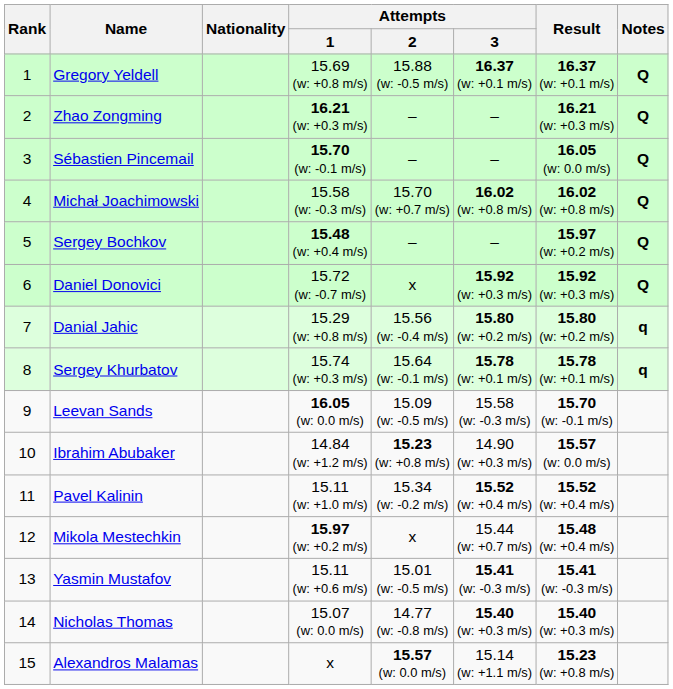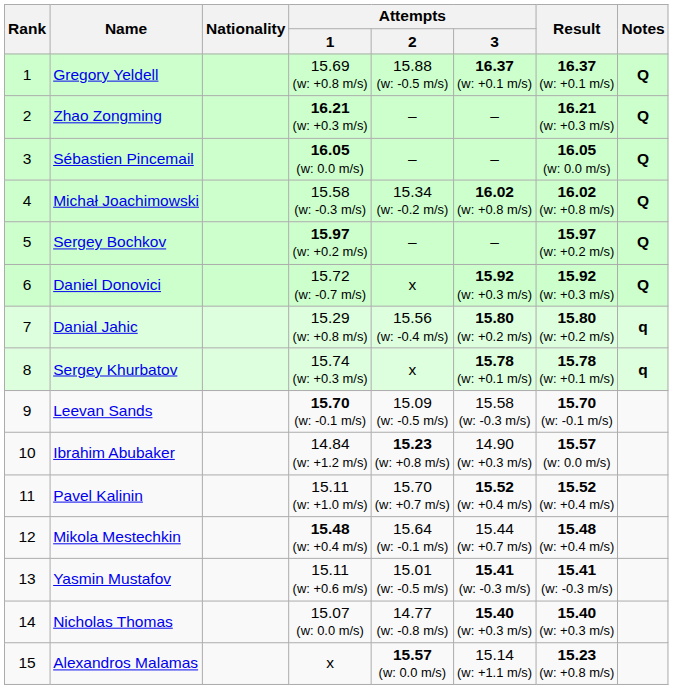(330, 158) 15.70 (w: -0.1 m/s) -> (330, 158) 16.05 (w: 0.0 m/s)
(412, 200) 15.70 (w: +0.7 m/s) -> (412, 200) 15.34 (w: -0.2 m/s)
(330, 243) 15.48 (w: +0.4 m/s) -> (330, 243) 15.97 (w: +0.2 m/s)
(412, 369) 15.64 (w: -0.1 m/s) -> (412, 369) x
(330, 411) 16.05 (w: 0.0 m/s) -> (330, 411) 15.70 (w: -0.1 m/s)
(412, 495) 15.34 (w: -0.2 m/s) -> (412, 495) 15.70 (w: +0.7 m/s)
(330, 537) 15.97 (w: +0.2 m/s) -> (330, 537) 15.48 (w: +0.4 m/s)
(412, 537) x -> (412, 537) 15.64 (w: -0.1 m/s)
